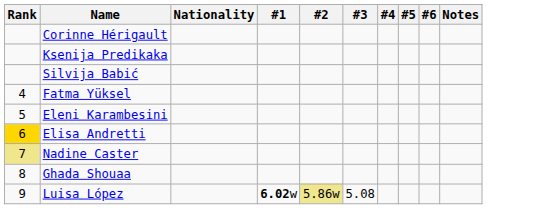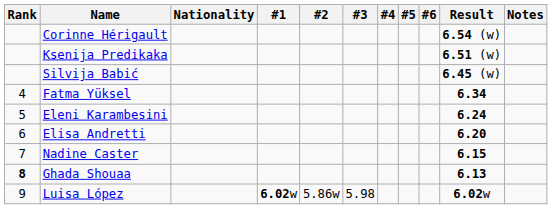+ column: (472, 14)
(22, 134) gold background -> (22, 134) no background
(22, 154) khaki background -> (22, 154) no background
(22, 174) normal -> (22, 174) bold
(321, 194) khaki background -> (321, 194) no background
(360, 194) 5.08 -> (360, 194) 5.98
